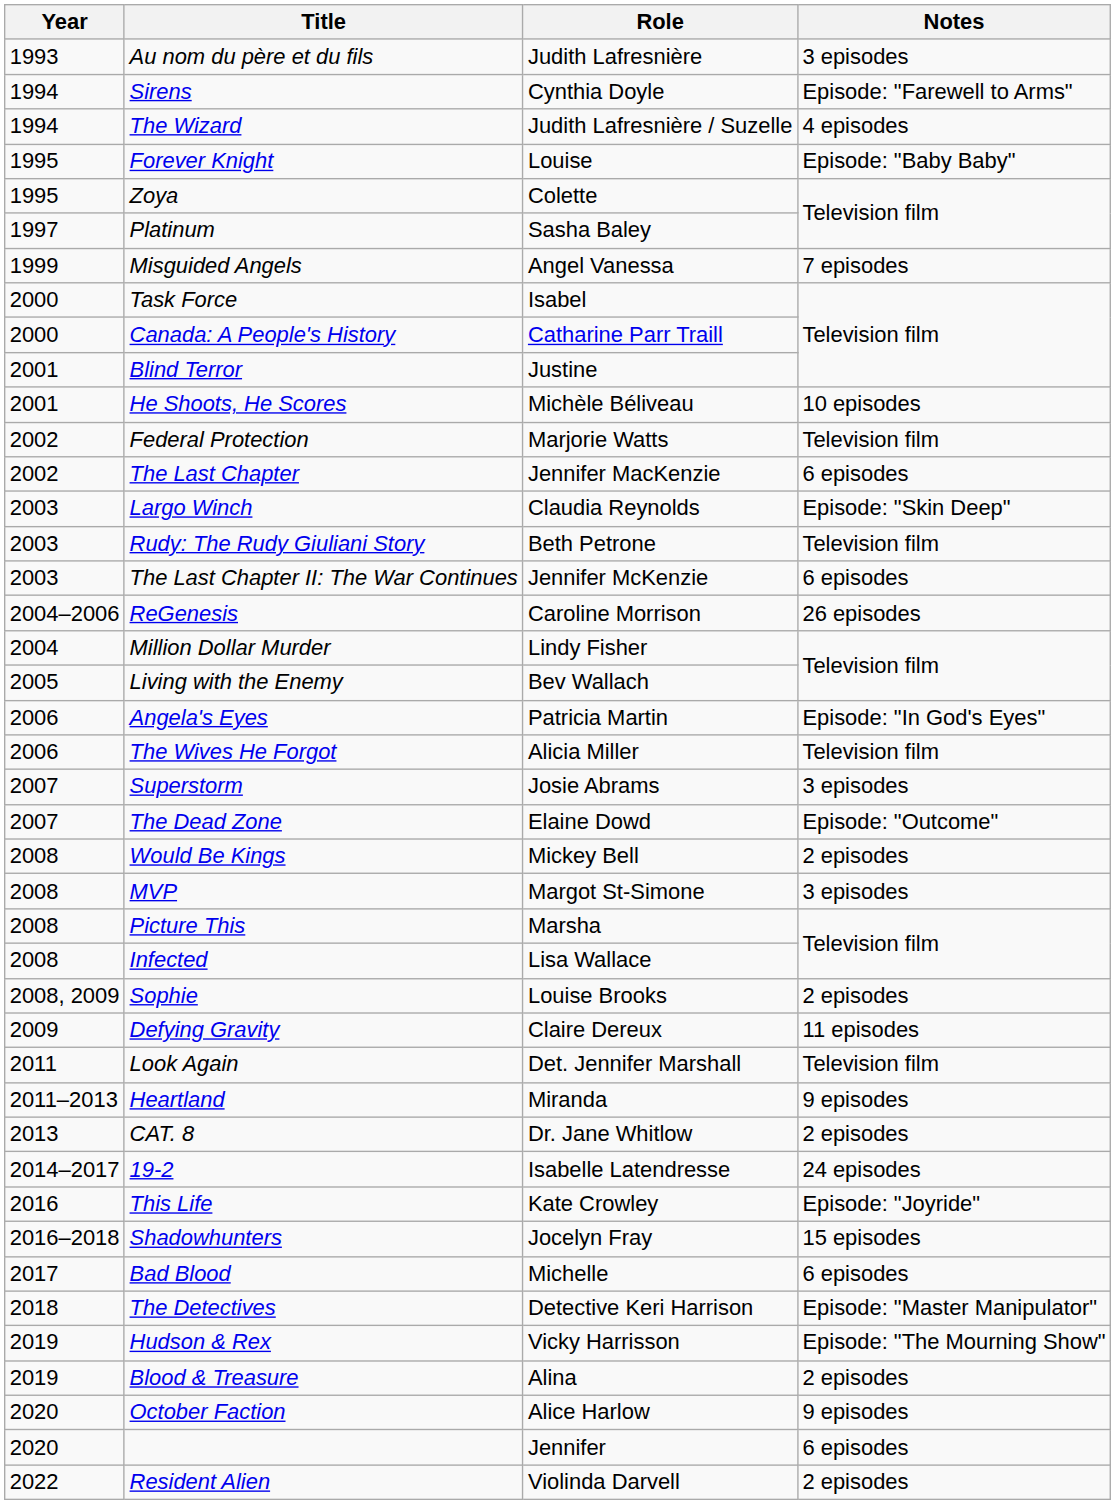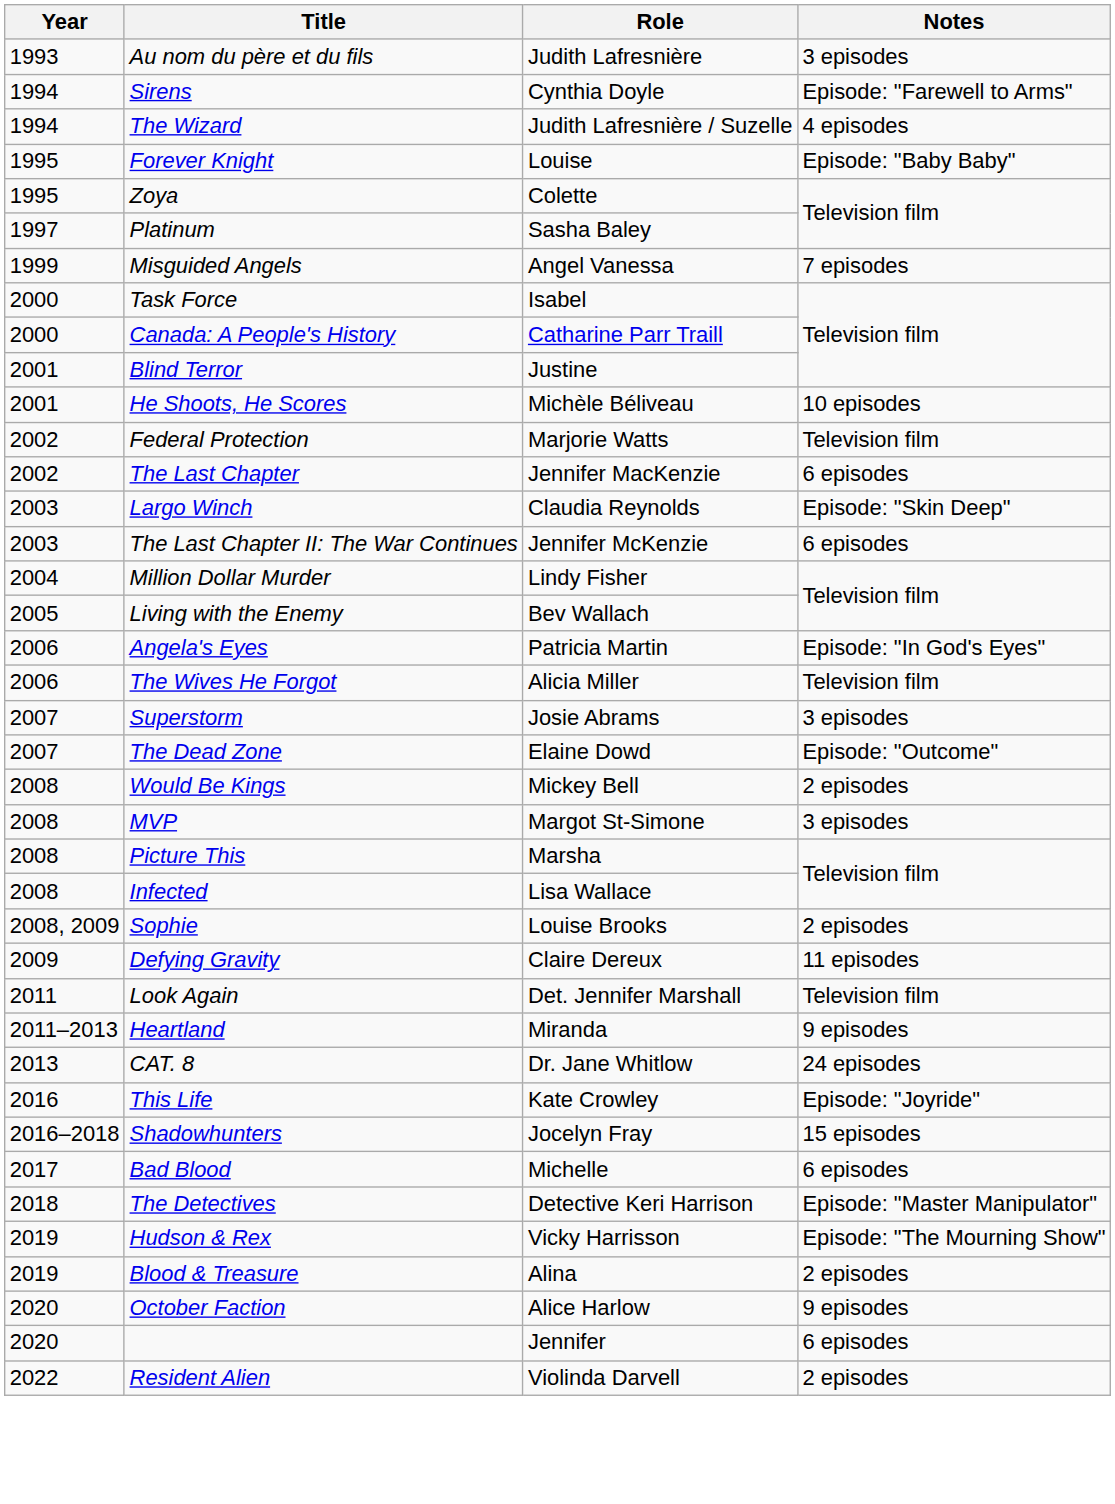- row: (277, 543)
- row: (184, 612)
(855, 1134) 2 episodes -> (862, 1064) 24 episodes
- row: (152, 1169)
